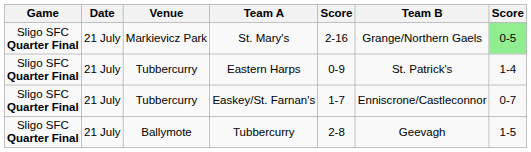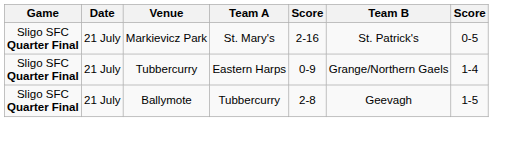(422, 38) Grange/Northern Gaels -> (389, 38) St. Patrick's
(508, 38) lightgreen background -> (470, 38) no background
(422, 69) St. Patrick's -> (389, 69) Grange/Northern Gaels
- row: (264, 100)
